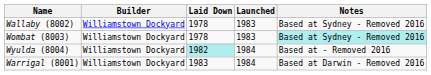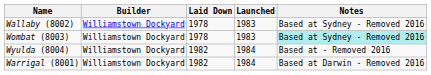(198, 50) paleturquoise background -> (198, 50) no background
(198, 63) 1983 -> (198, 63) 1982
